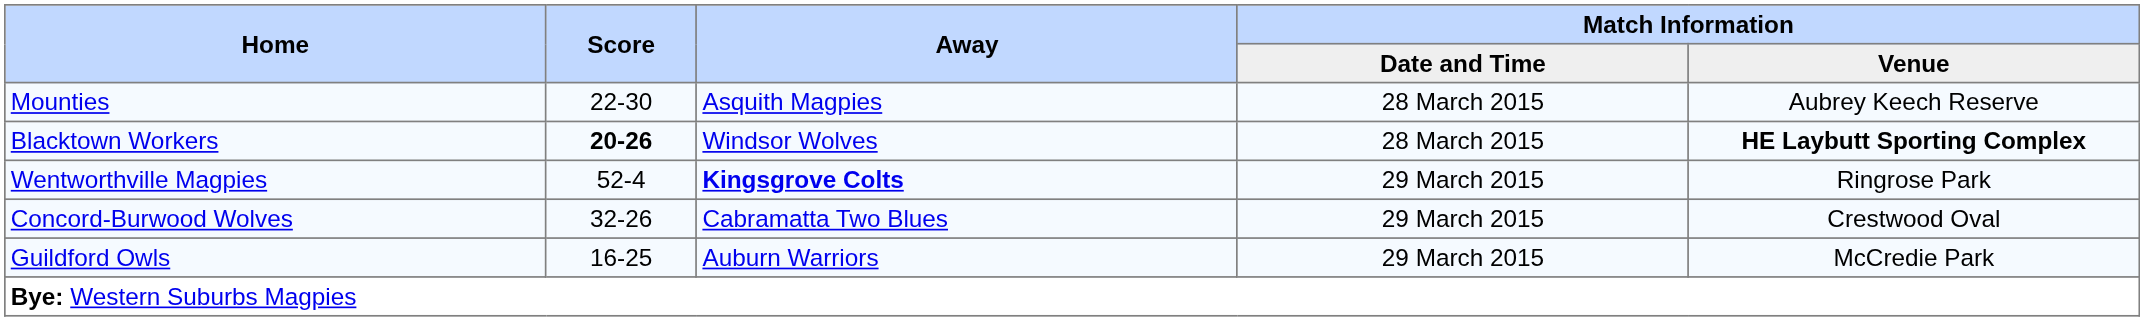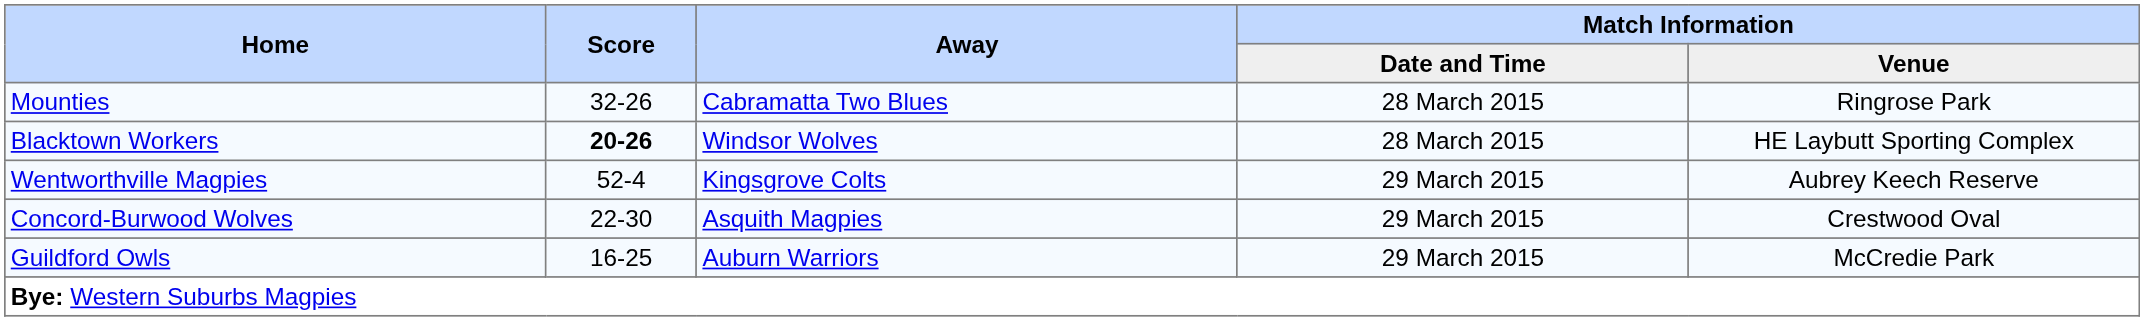(621, 102) 22-30 -> (621, 102) 32-26
(792, 102) Asquith Magpies -> (825, 102) Cabramatta Two Blues
(1914, 102) Aubrey Keech Reserve -> (1914, 102) Ringrose Park
(1914, 141) bold -> (1914, 141) normal
(803, 180) bold -> (794, 180) normal
(1914, 180) Ringrose Park -> (1914, 180) Aubrey Keech Reserve
(621, 219) 32-26 -> (621, 219) 22-30
(825, 219) Cabramatta Two Blues -> (792, 219) Asquith Magpies
